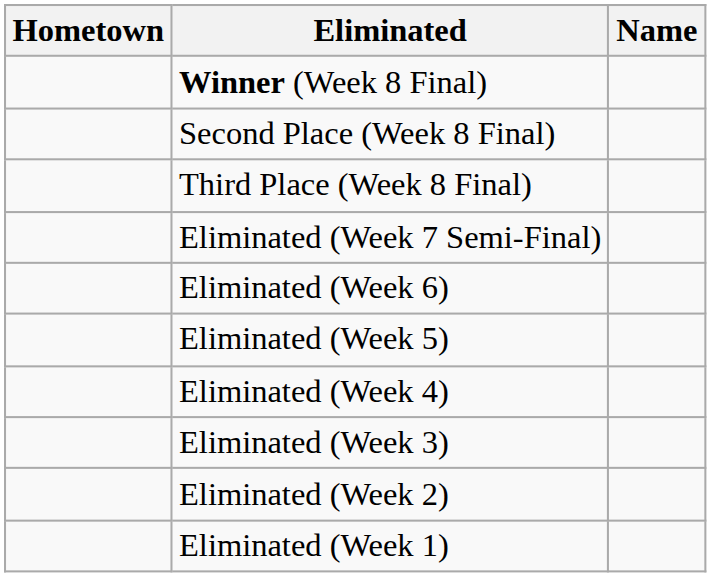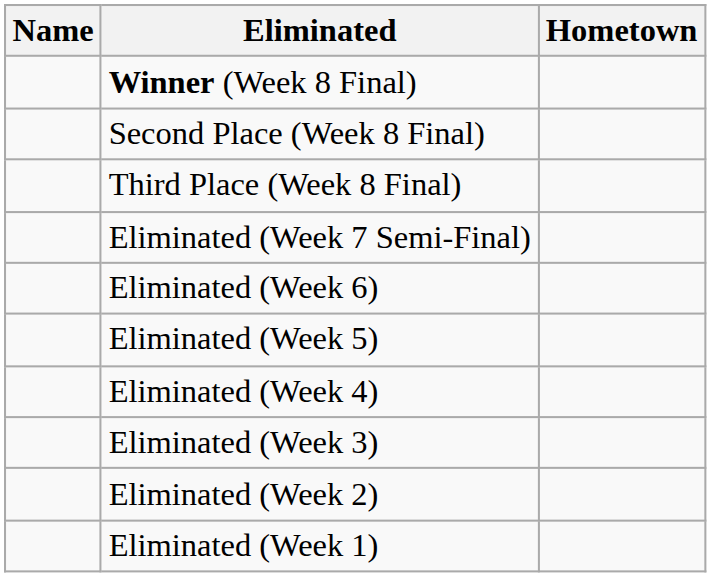columns swapped: (657, 30) <-> (88, 30)
